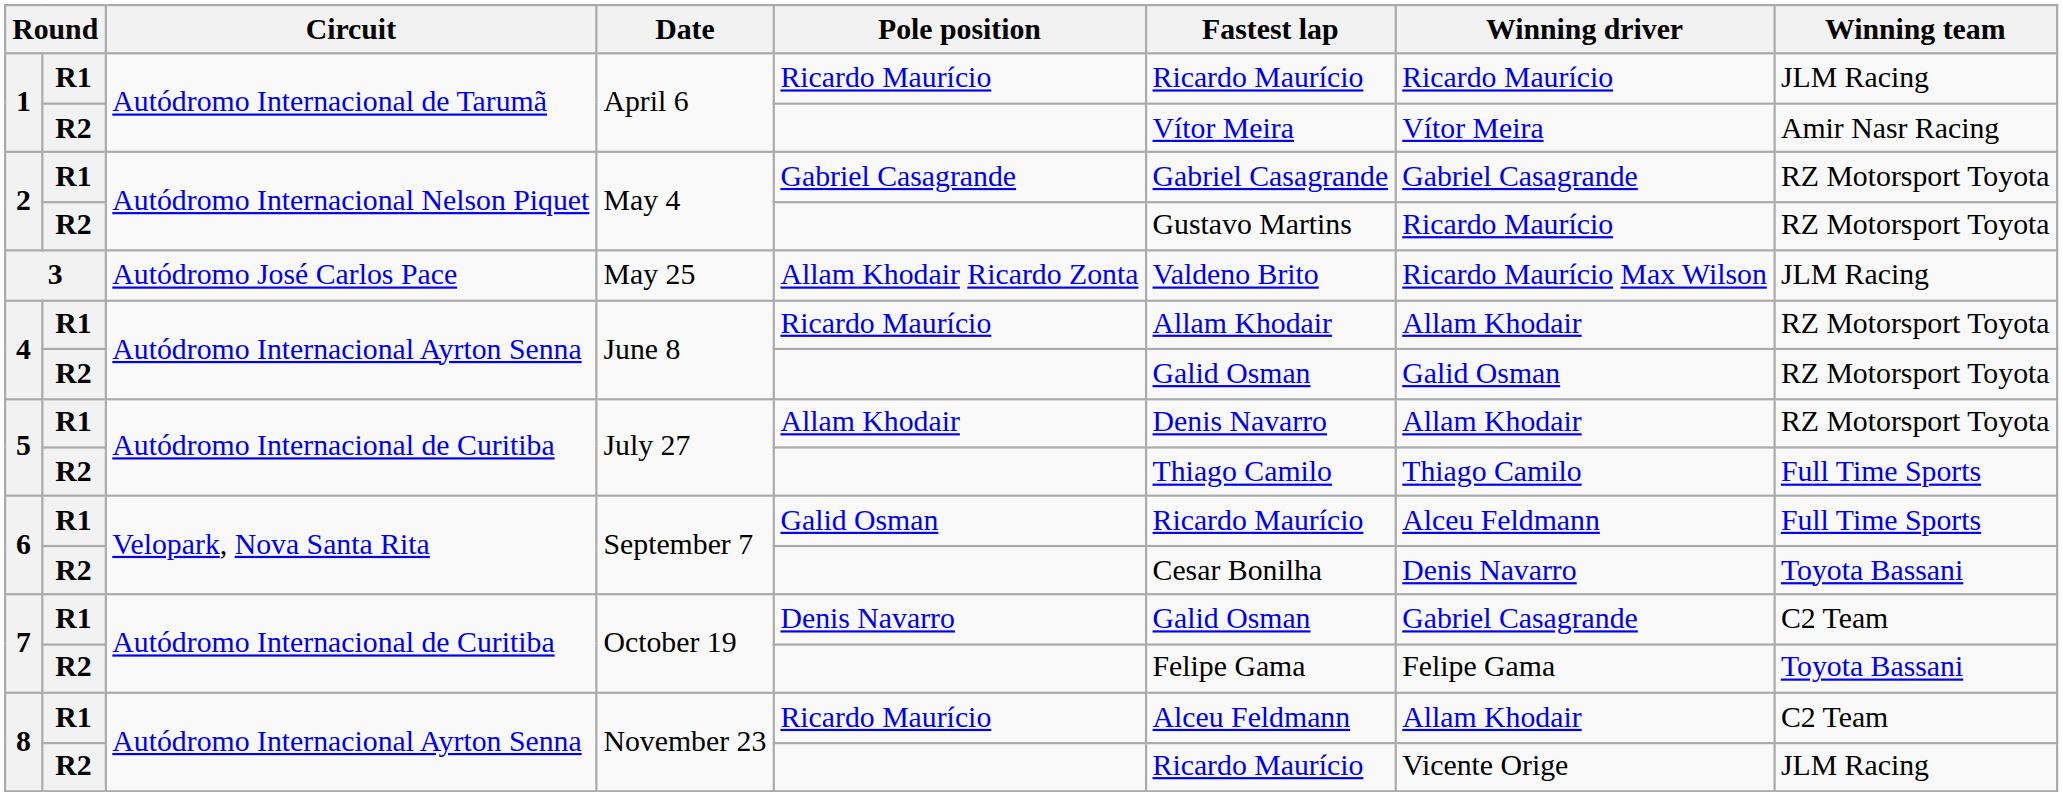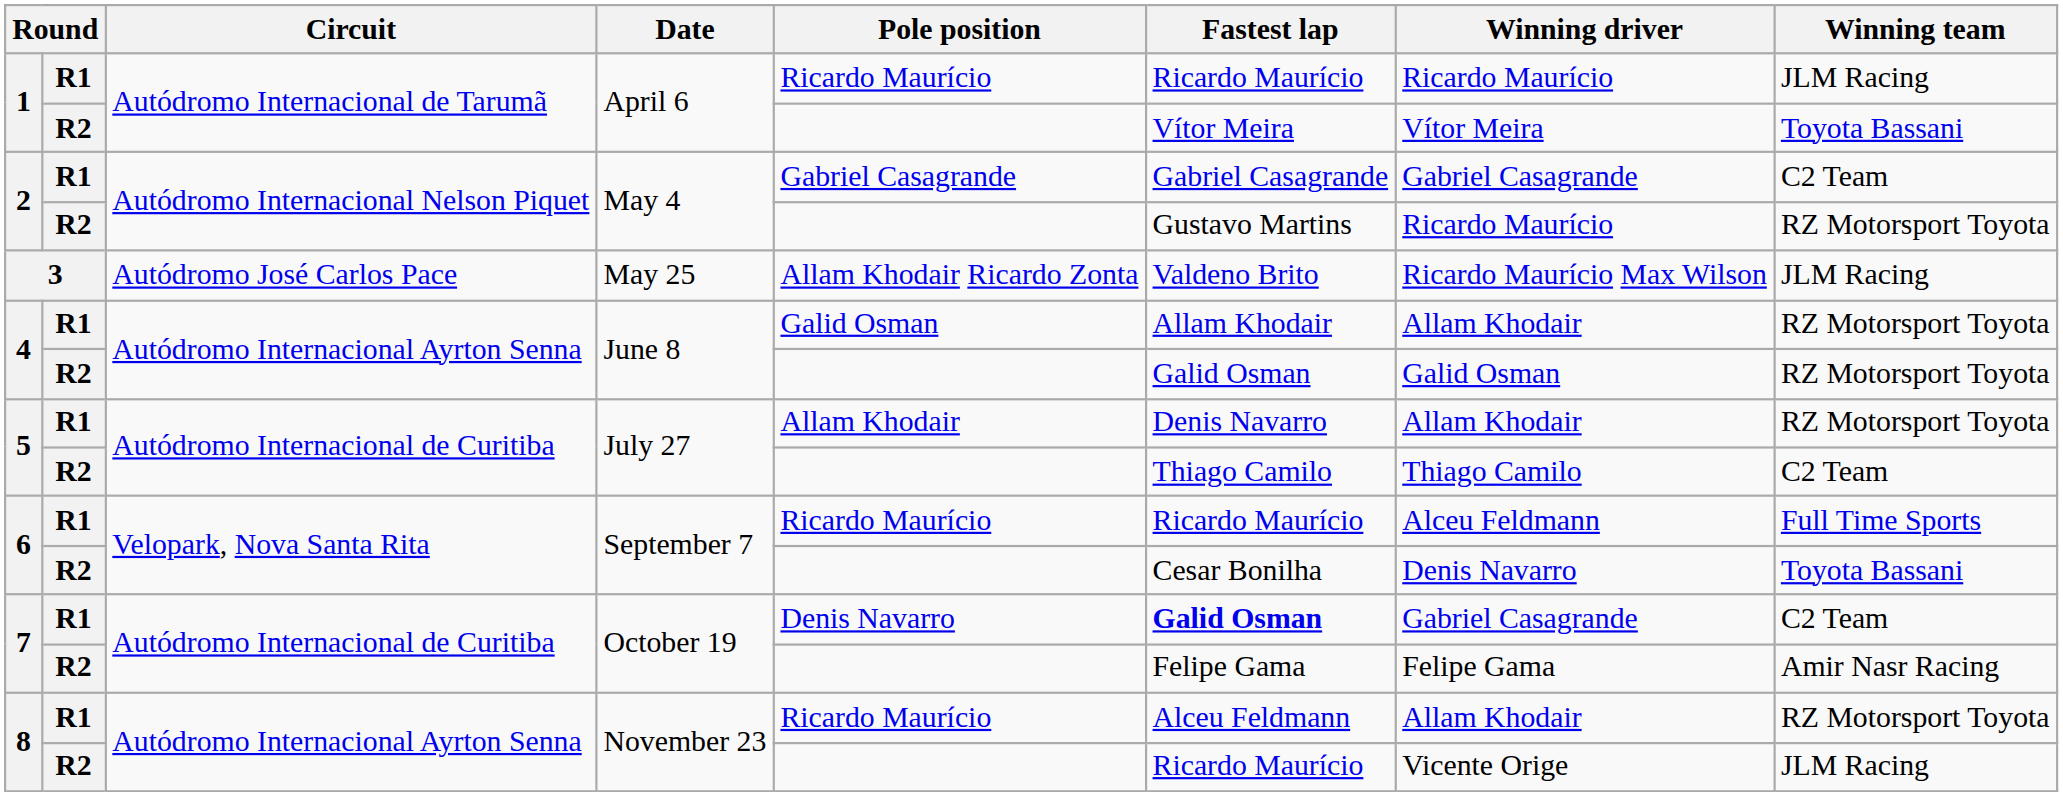(1890, 126) Amir Nasr Racing -> (1872, 126) Toyota Bassani
(1915, 176) RZ Motorsport Toyota -> (1835, 176) C2 Team
(886, 323) Ricardo Maurício -> (859, 323) Galid Osman
(1881, 470) Full Time Sports -> (1835, 470) C2 Team
(859, 520) Galid Osman -> (886, 520) Ricardo Maurício
(1232, 618) normal -> (1237, 618) bold
(1872, 667) Toyota Bassani -> (1890, 667) Amir Nasr Racing
(1835, 716) C2 Team -> (1915, 716) RZ Motorsport Toyota
